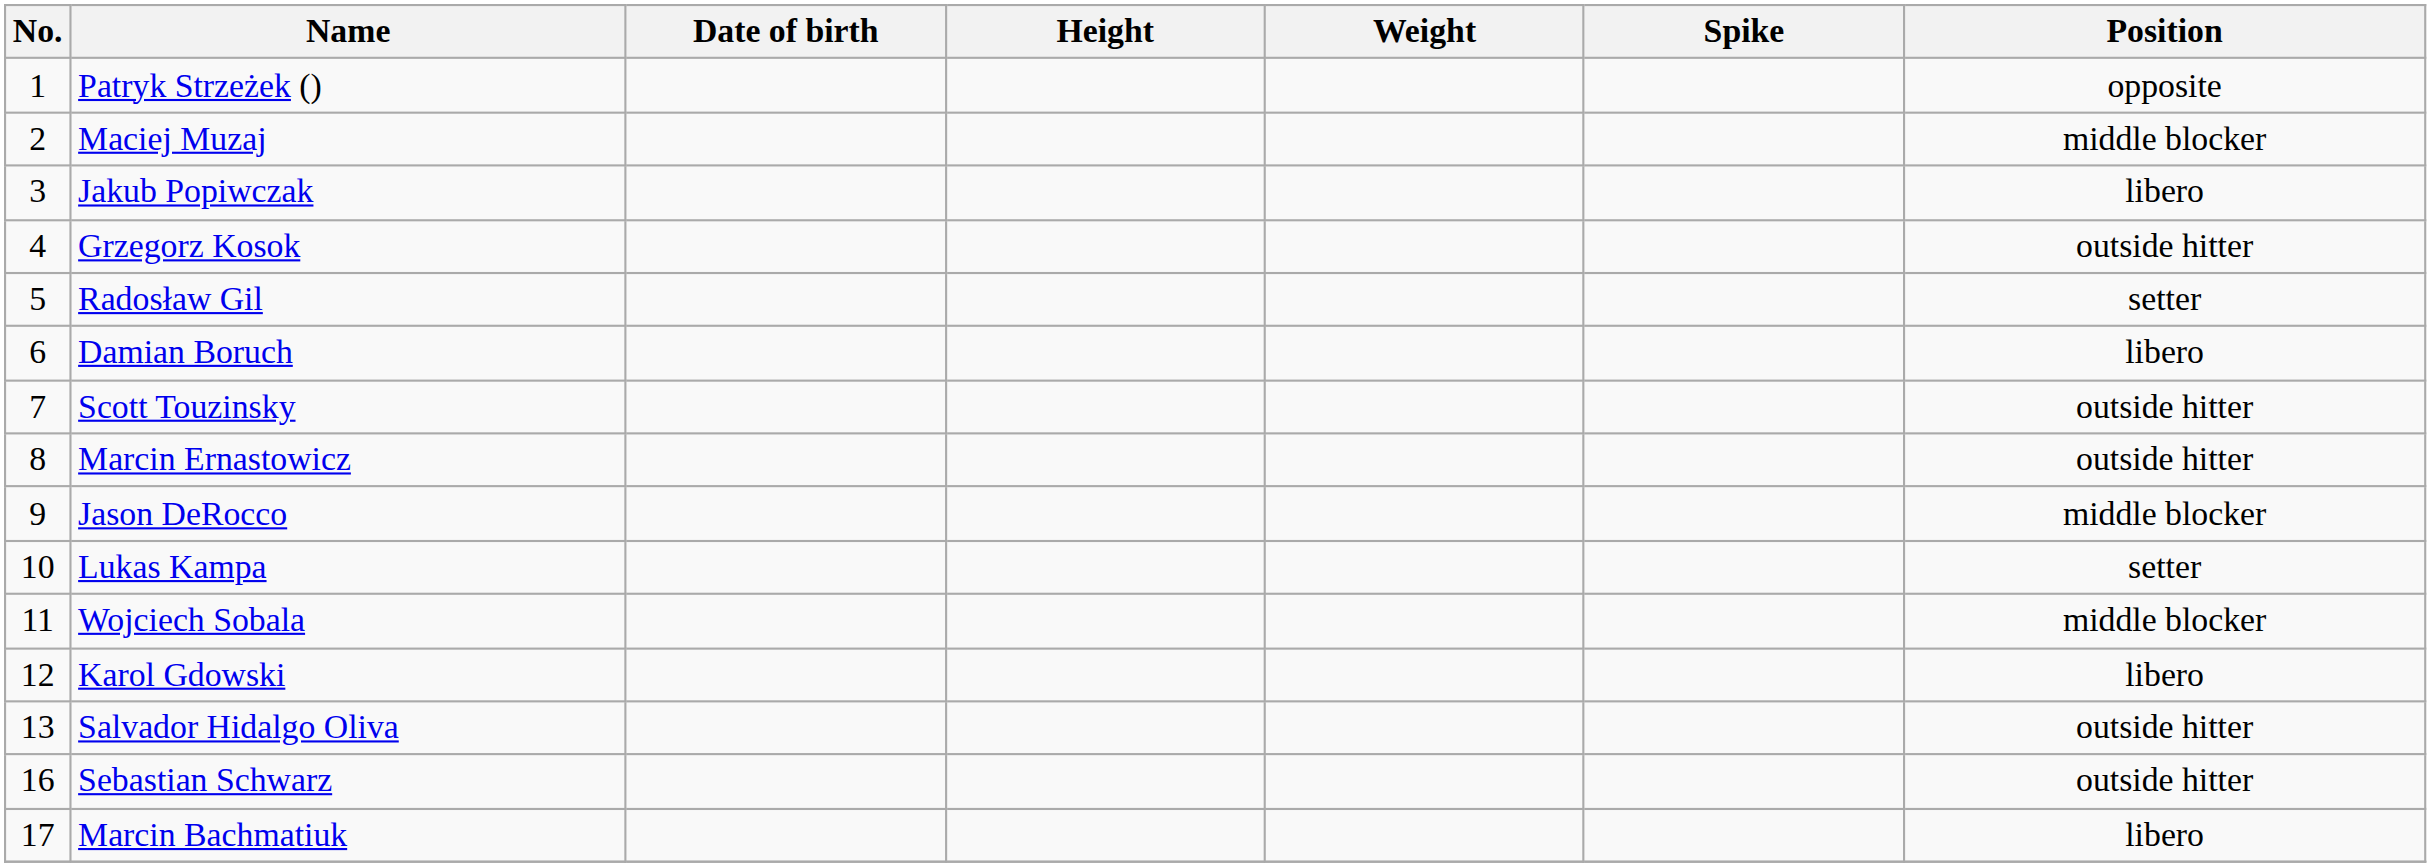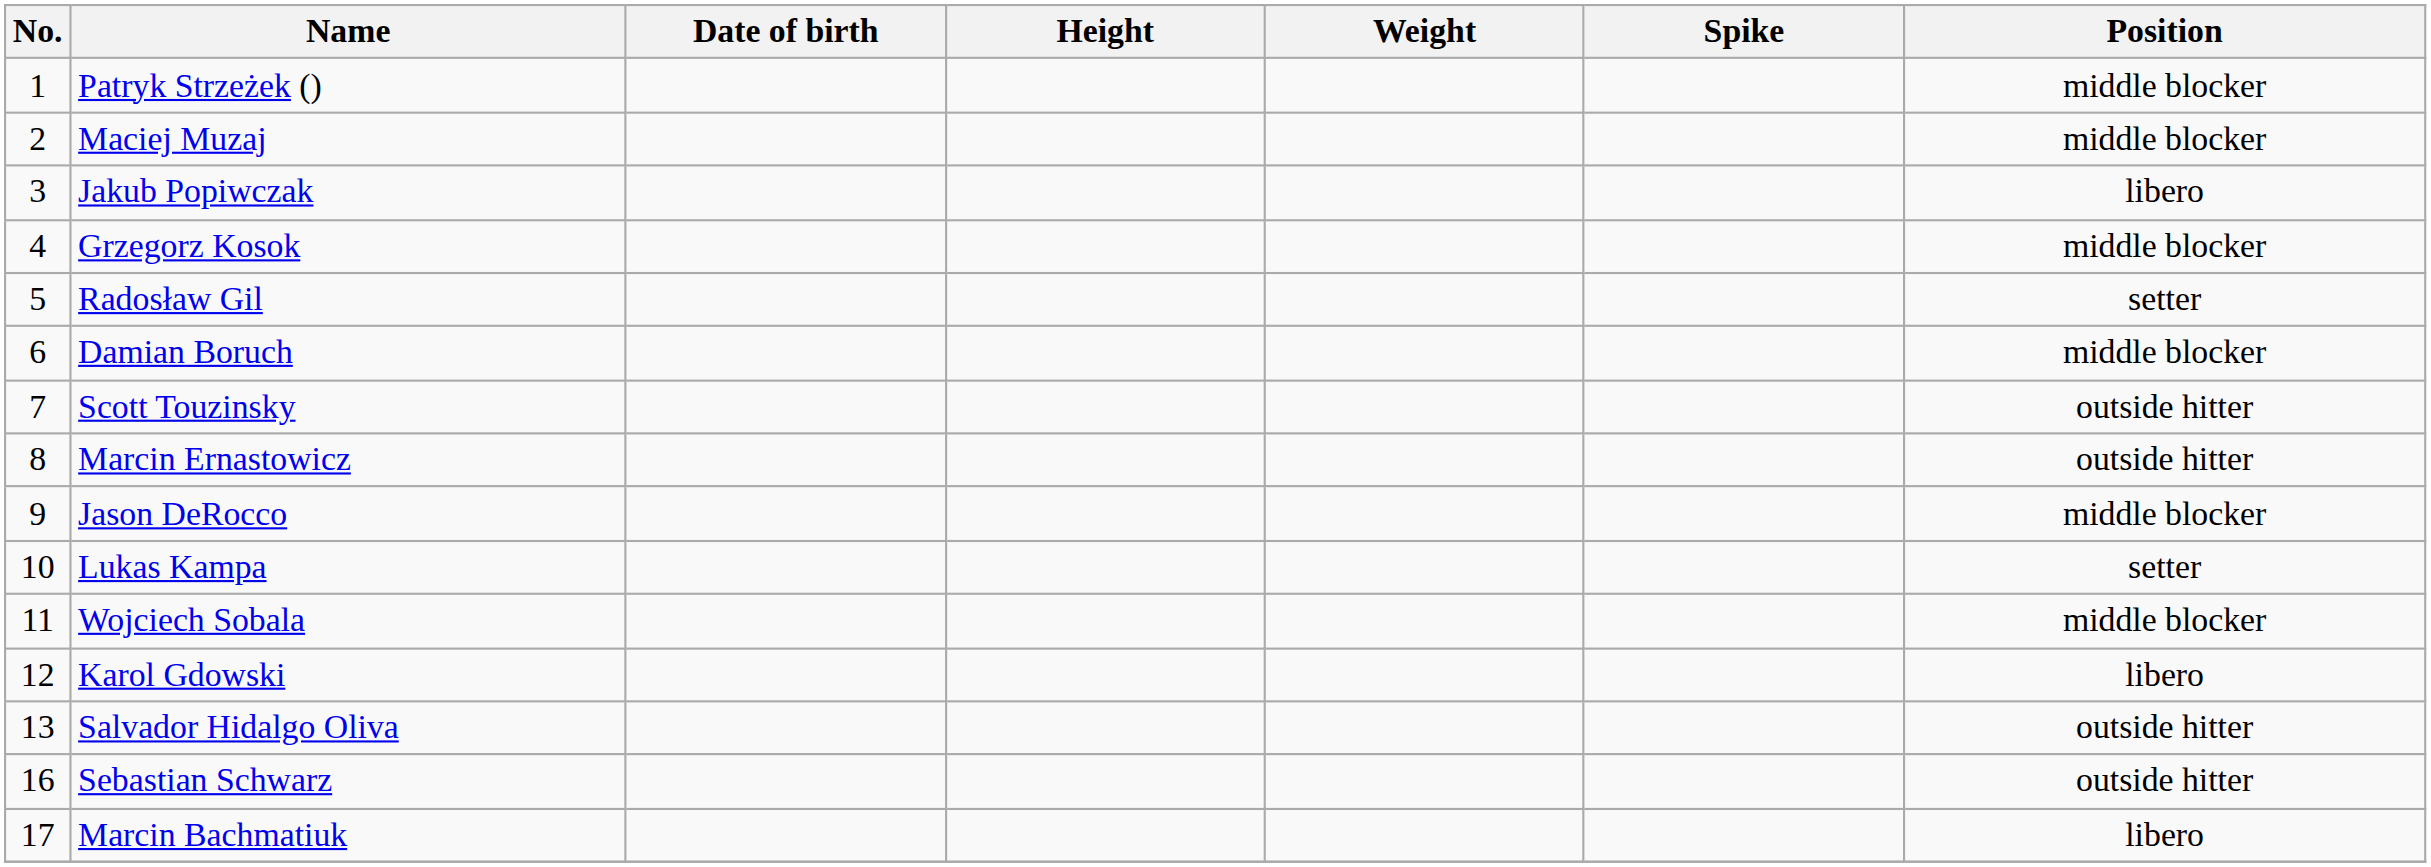(2165, 84) opposite -> (2165, 84) middle blocker
(2165, 245) outside hitter -> (2165, 245) middle blocker
(2165, 352) libero -> (2165, 352) middle blocker
